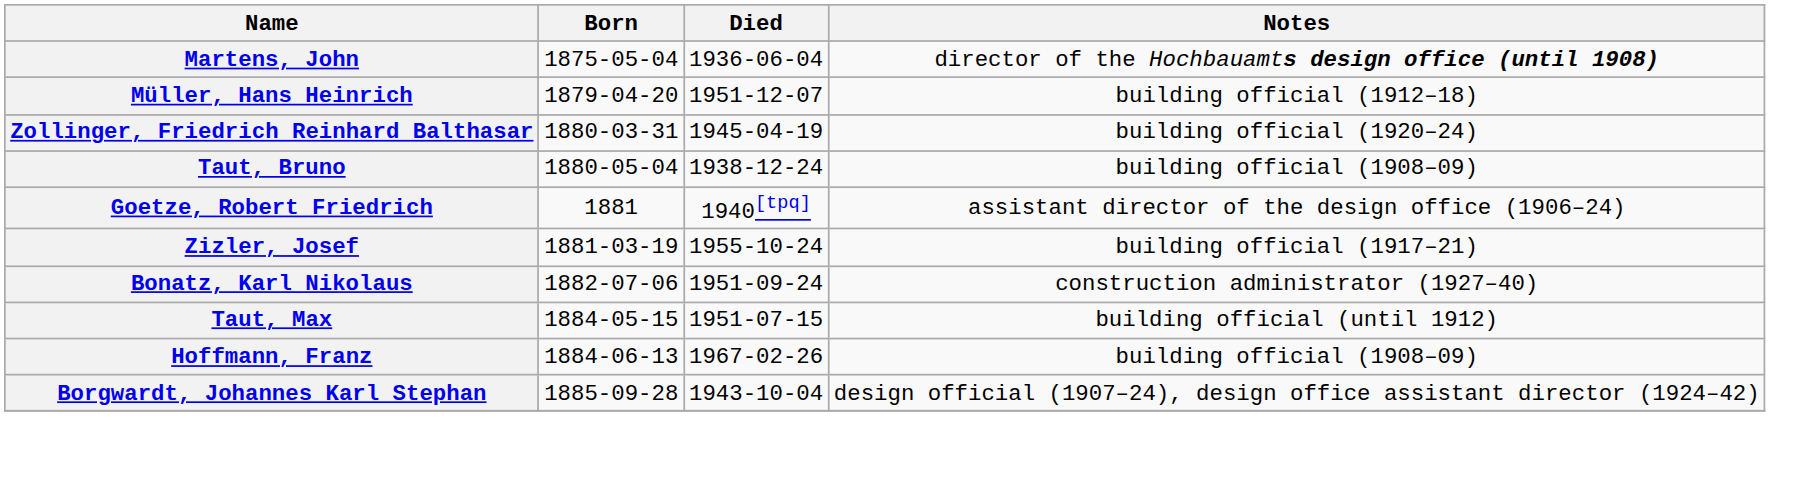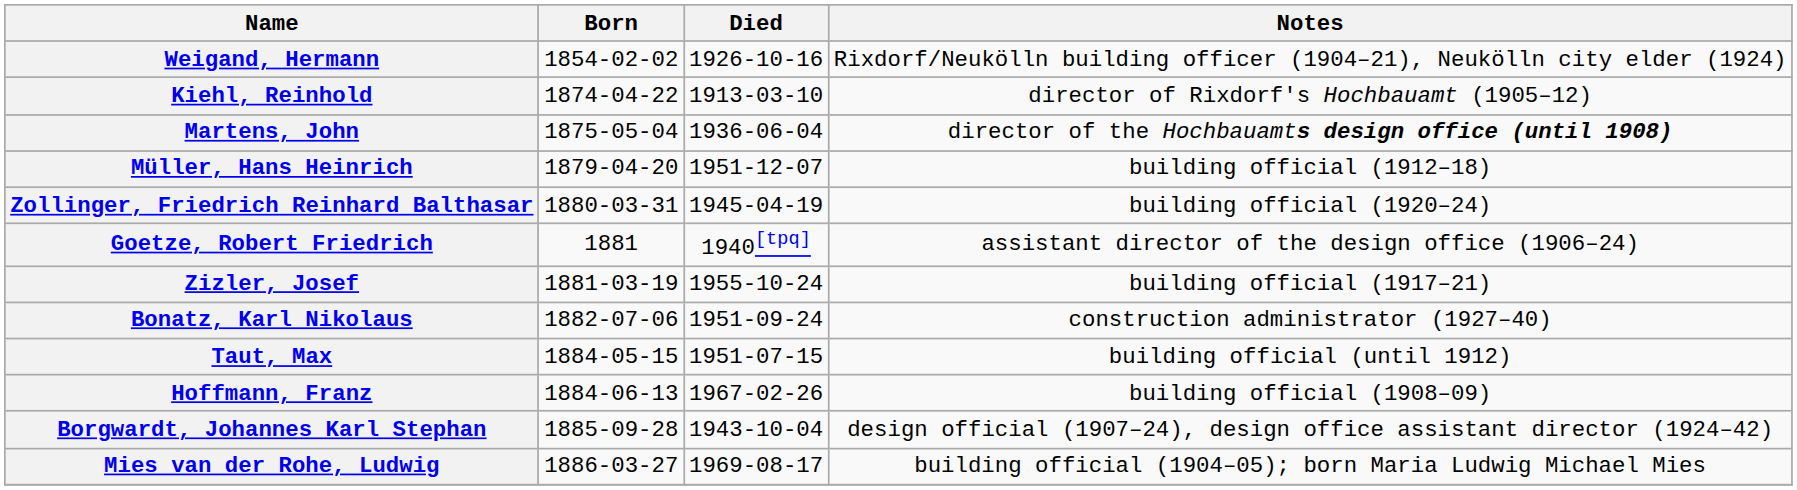+ row: (272, 60)
+ row: (272, 96)
- row: (272, 169)
+ row: (272, 466)
